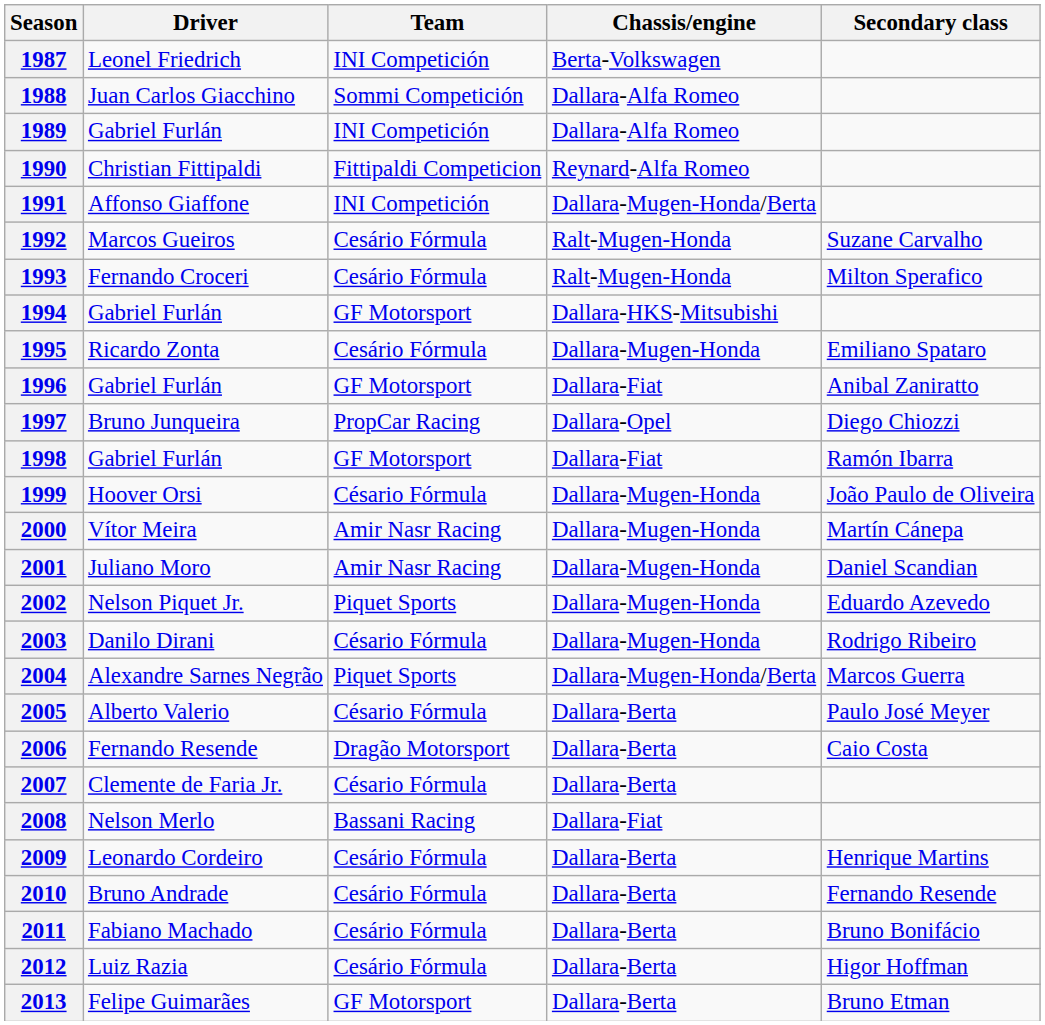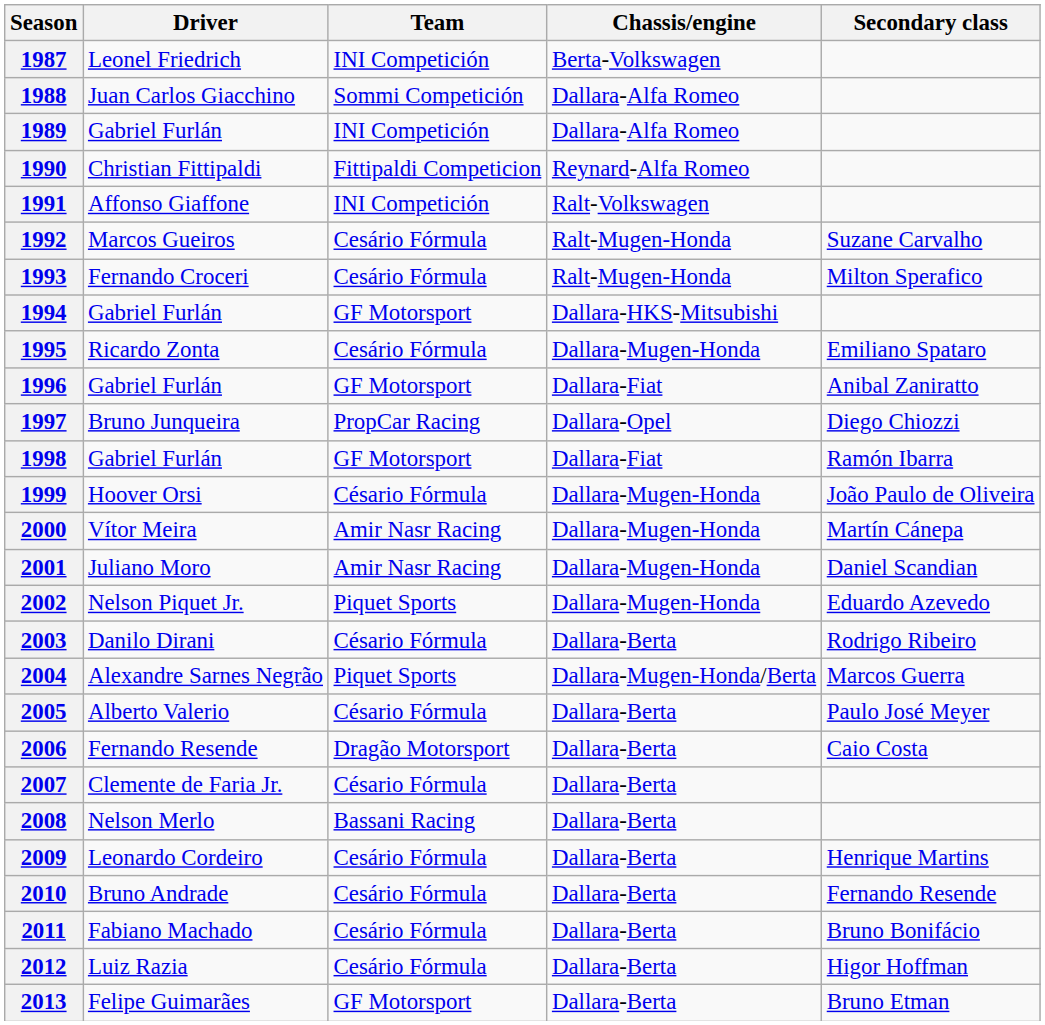(684, 204) Dallara-Mugen-Honda/Berta -> (630, 204) Ralt-Volkswagen
(656, 639) Dallara-Mugen-Honda -> (614, 639) Dallara-Berta
(607, 820) Dallara-Fiat -> (614, 820) Dallara-Berta
